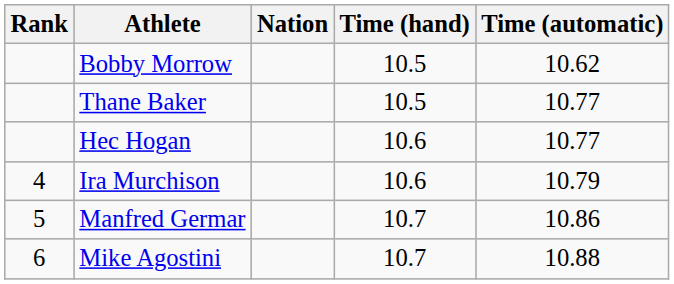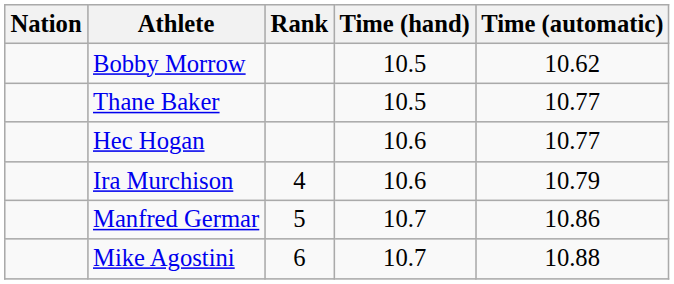columns swapped: (39, 24) <-> (293, 24)
